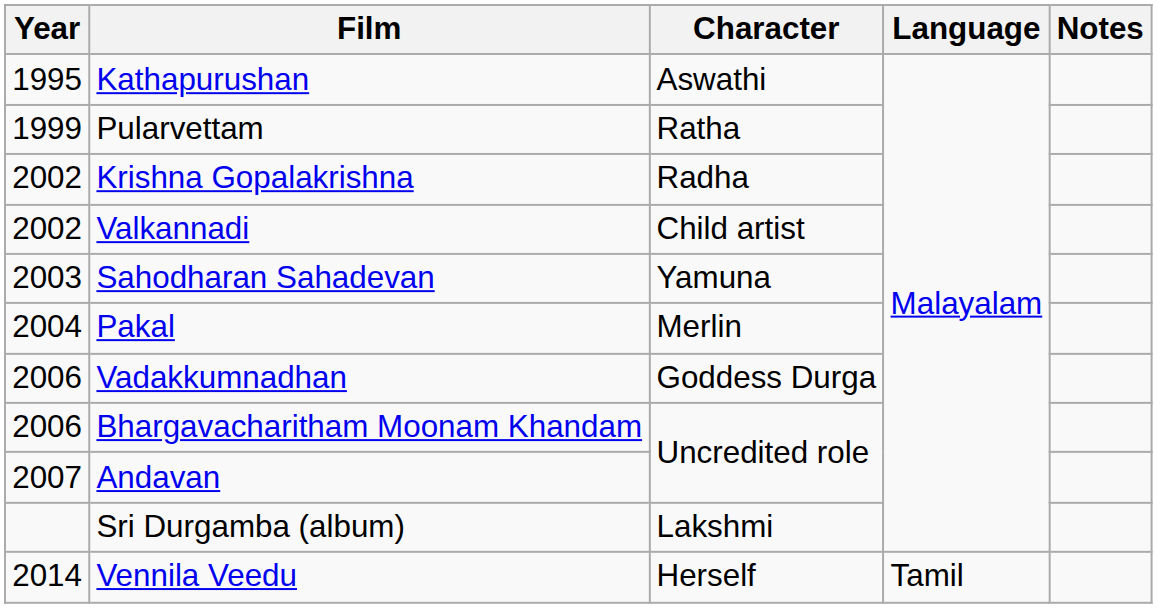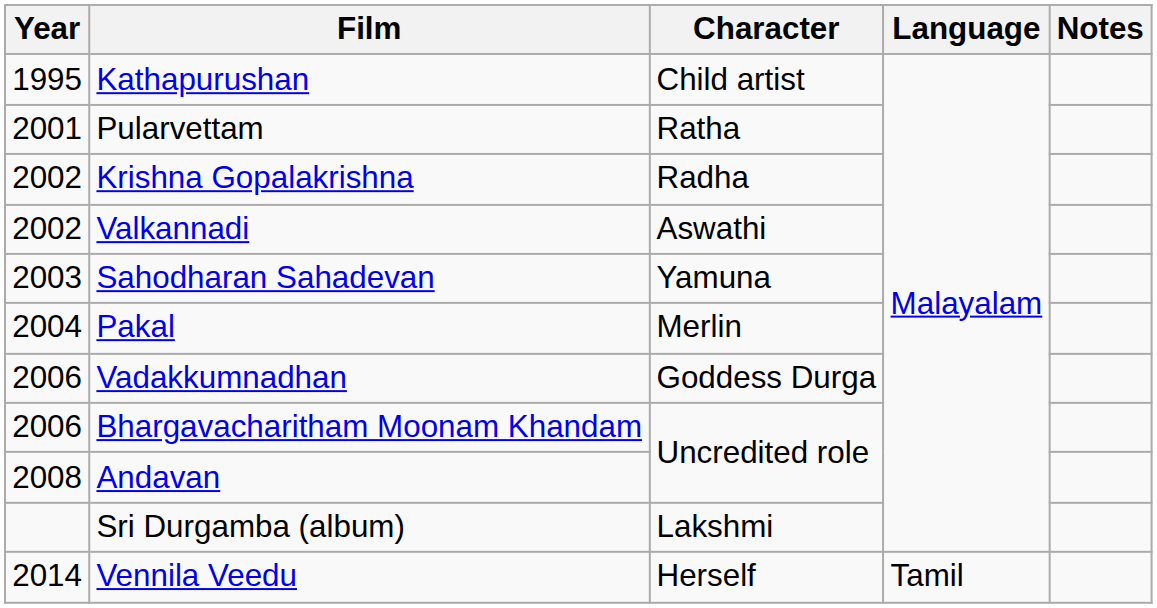(711, 79) Aswathi -> (731, 79) Child artist
(47, 128) 1999 -> (47, 128) 2001
(731, 228) Child artist -> (711, 228) Aswathi
(47, 476) 2007 -> (47, 476) 2008
